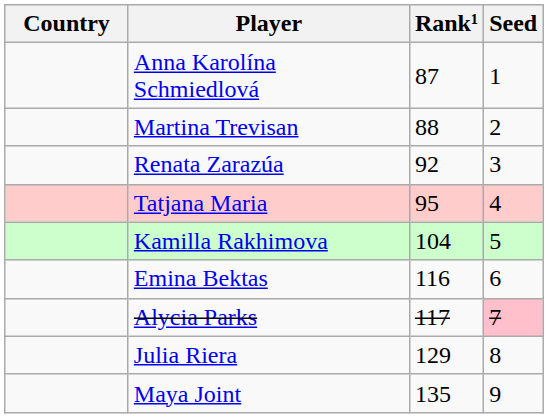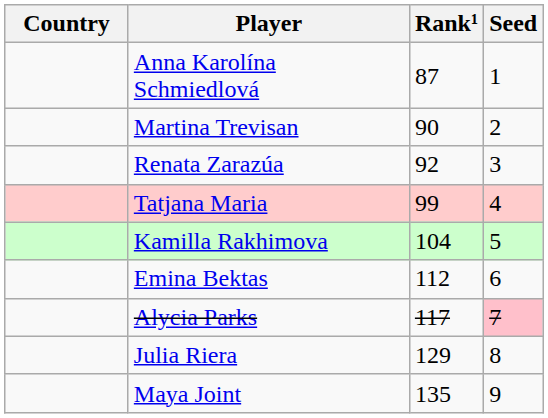(427, 126) 88 -> (427, 126) 90
(427, 202) 95 -> (427, 202) 99
(432, 278) 116 -> (432, 278) 112
